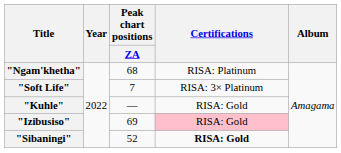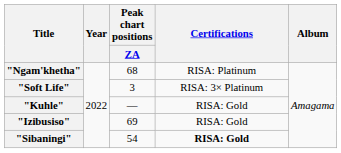(132, 88) 7 -> (132, 88) 3
(222, 122) pink background -> (222, 122) no background
(132, 139) 52 -> (132, 139) 54
